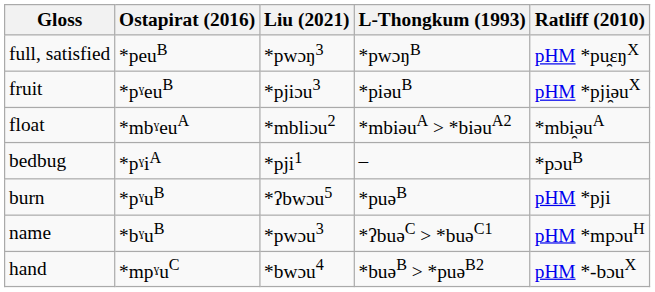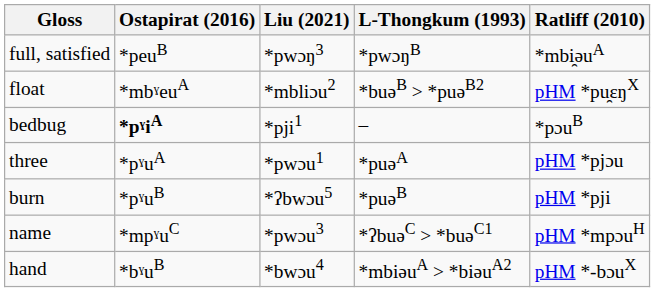(587, 53) pHM *pu̯ɛŋX -> (570, 53) *mbi̯əuA
- row: (26, 89)
(435, 125) *mbiəuA > *biəuA2 -> (421, 89) *buəB > *puəB2
(570, 125) *mbi̯əuA -> (587, 89) pHM *pu̯ɛŋX
(140, 160) normal -> (141, 125) bold
+ row: (28, 160)
(142, 232) *bˠuB -> (149, 232) *mpˠuC
(149, 268) *mpˠuC -> (142, 268) *bˠuB
(421, 268) *buəB > *puəB2 -> (435, 268) *mbiəuA > *biəuA2
